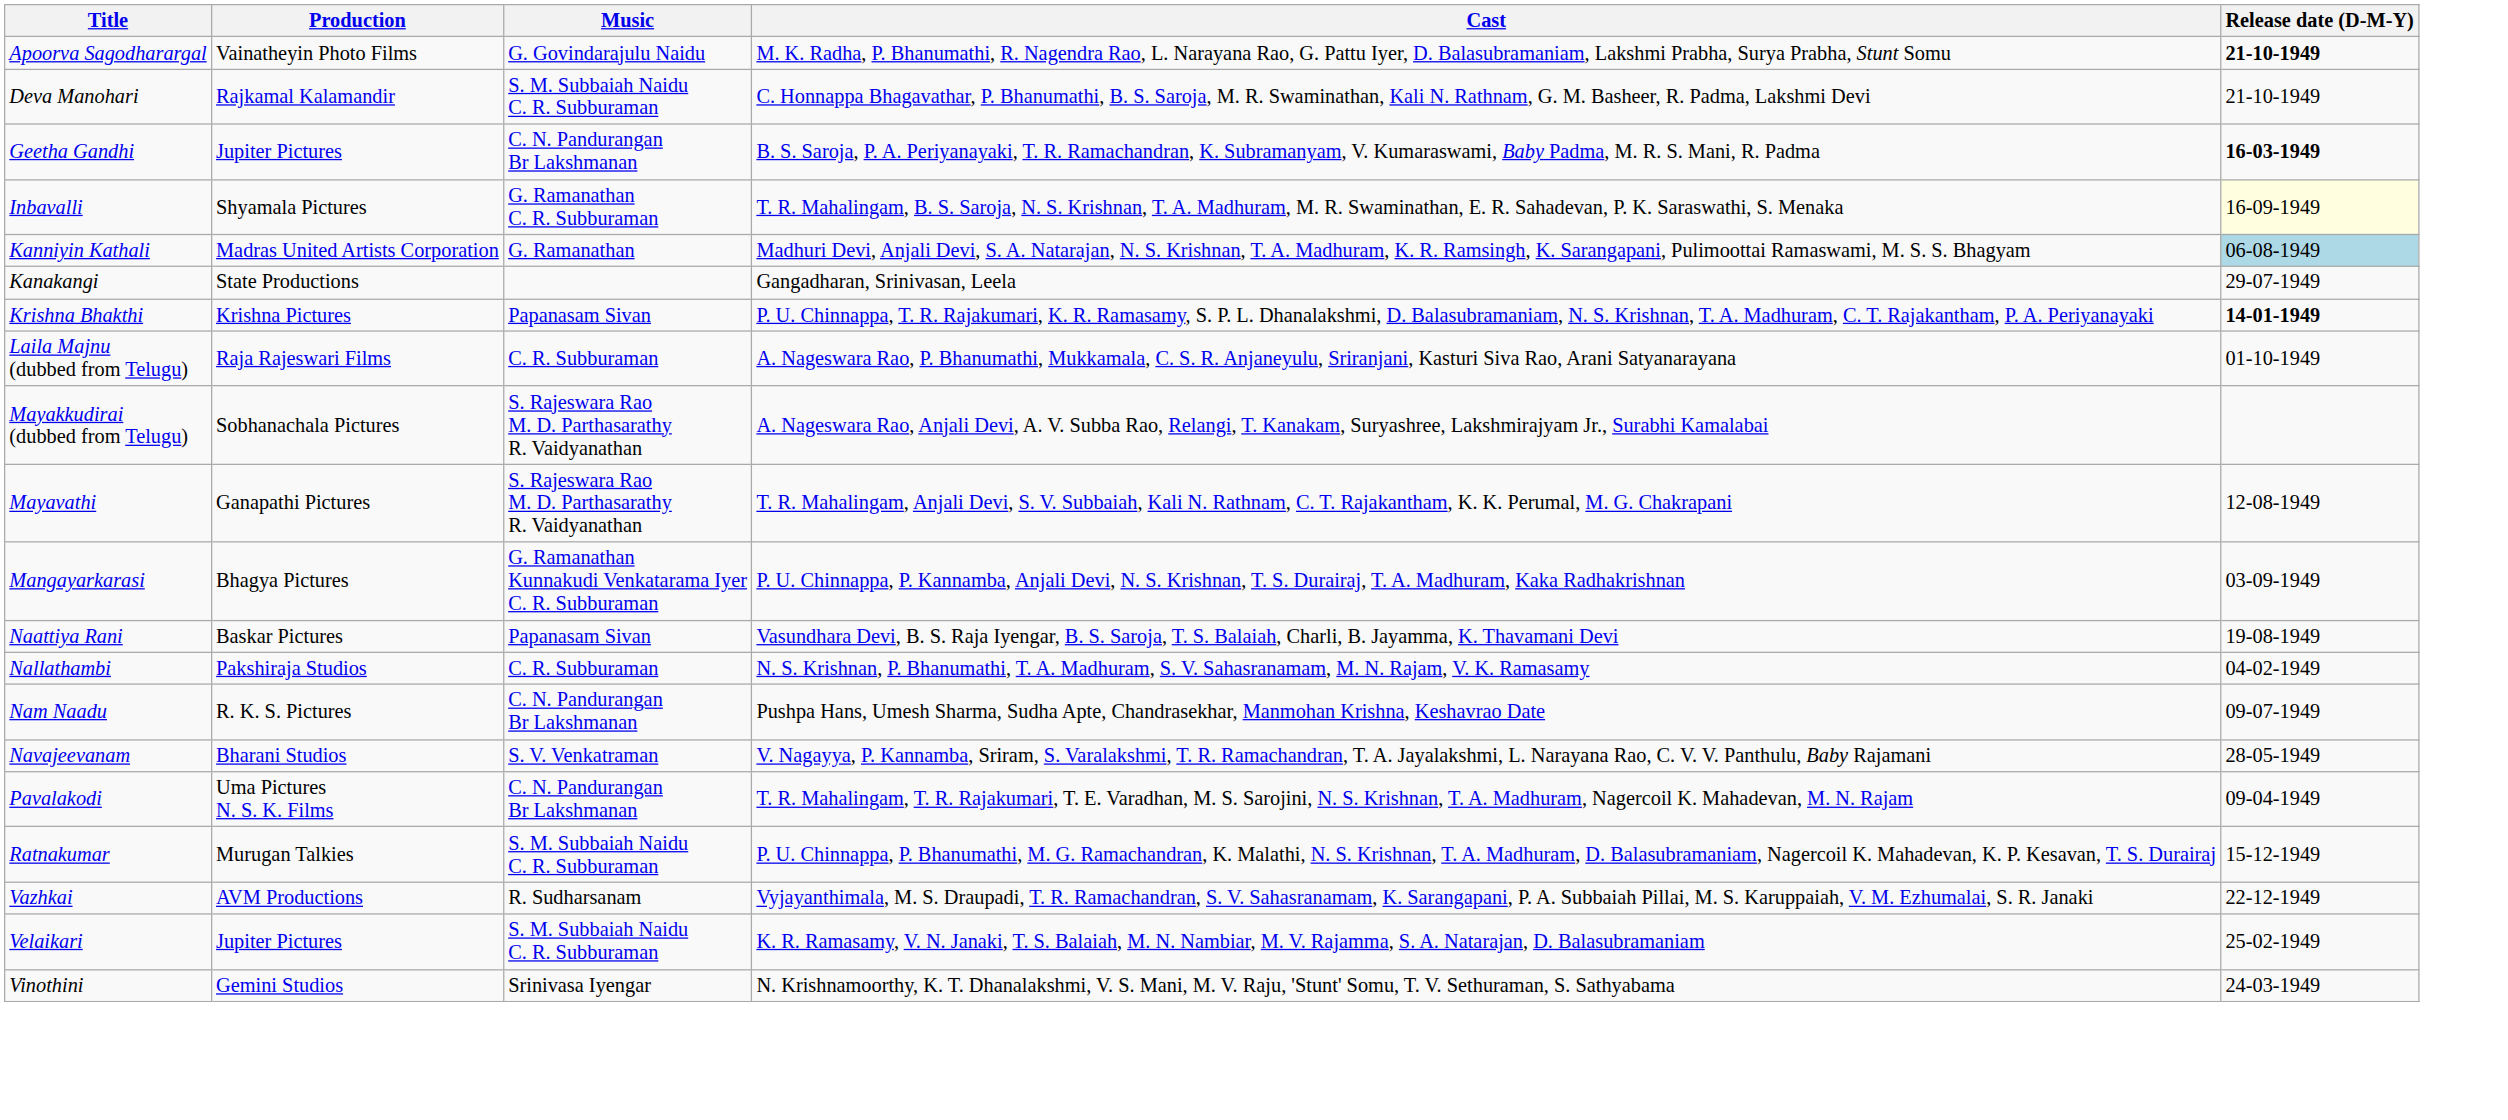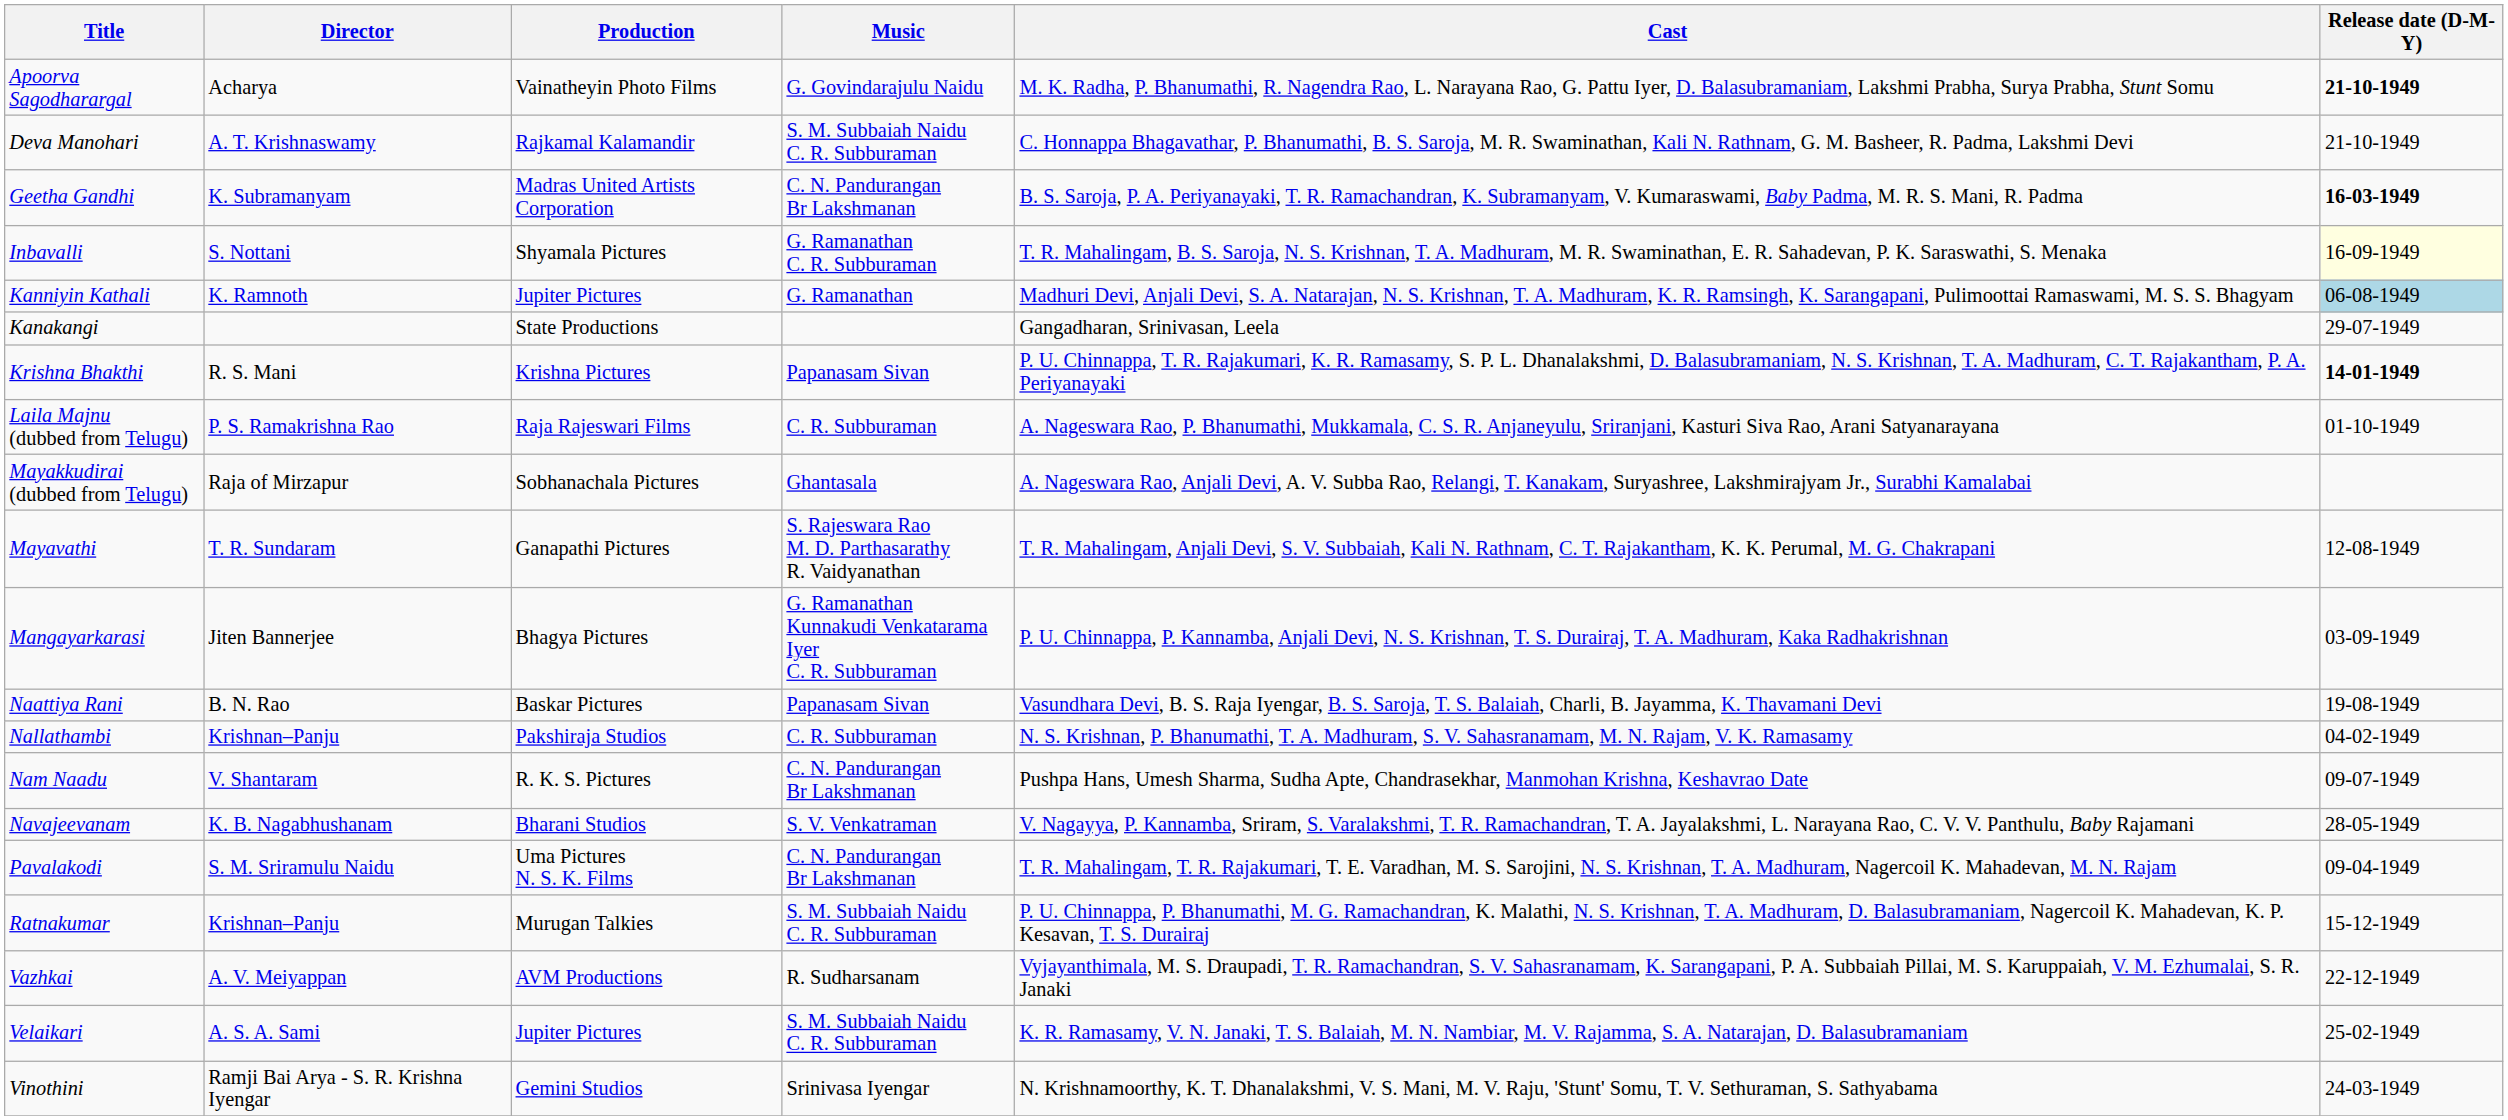+ column: (357, 32)
(279, 151) Jupiter Pictures -> (605, 197) Madras United Artists Corporation
(357, 250) Madras United Artists Corporation -> (578, 296) Jupiter Pictures
(590, 424) S. Rajeswara Rao M. D. Parthasarathy R. Vaidyanathan -> (832, 482) Ghantasala
